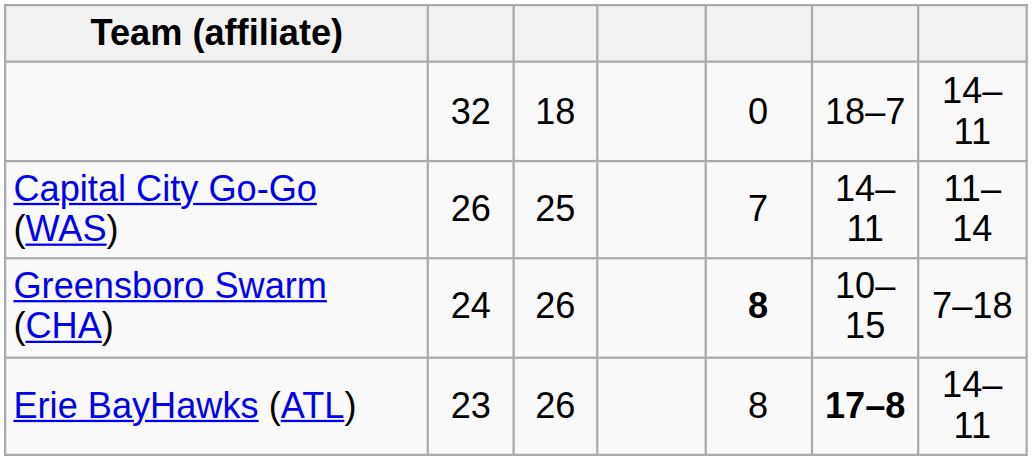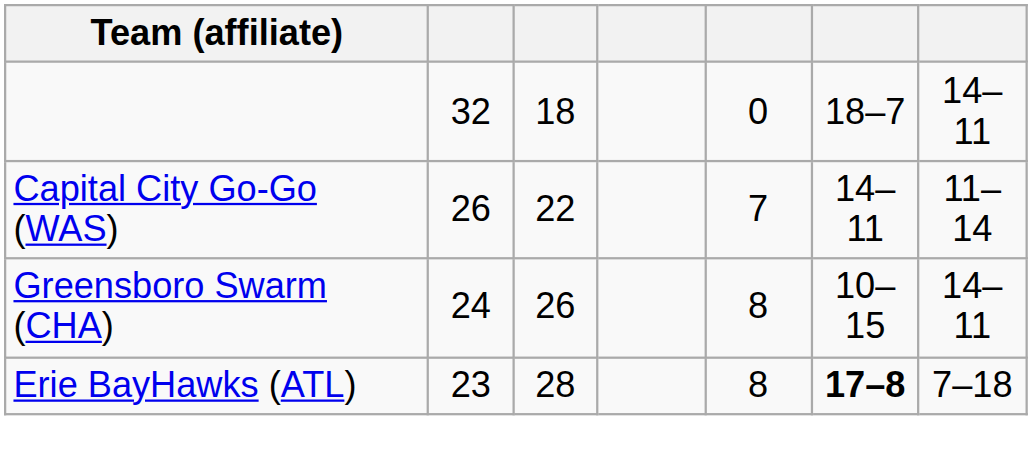(555, 208) 25 -> (555, 208) 22
(758, 306) bold -> (758, 306) normal
(972, 306) 7–18 -> (972, 306) 14–11
(555, 404) 26 -> (555, 384) 28
(972, 404) 14–11 -> (972, 384) 7–18
